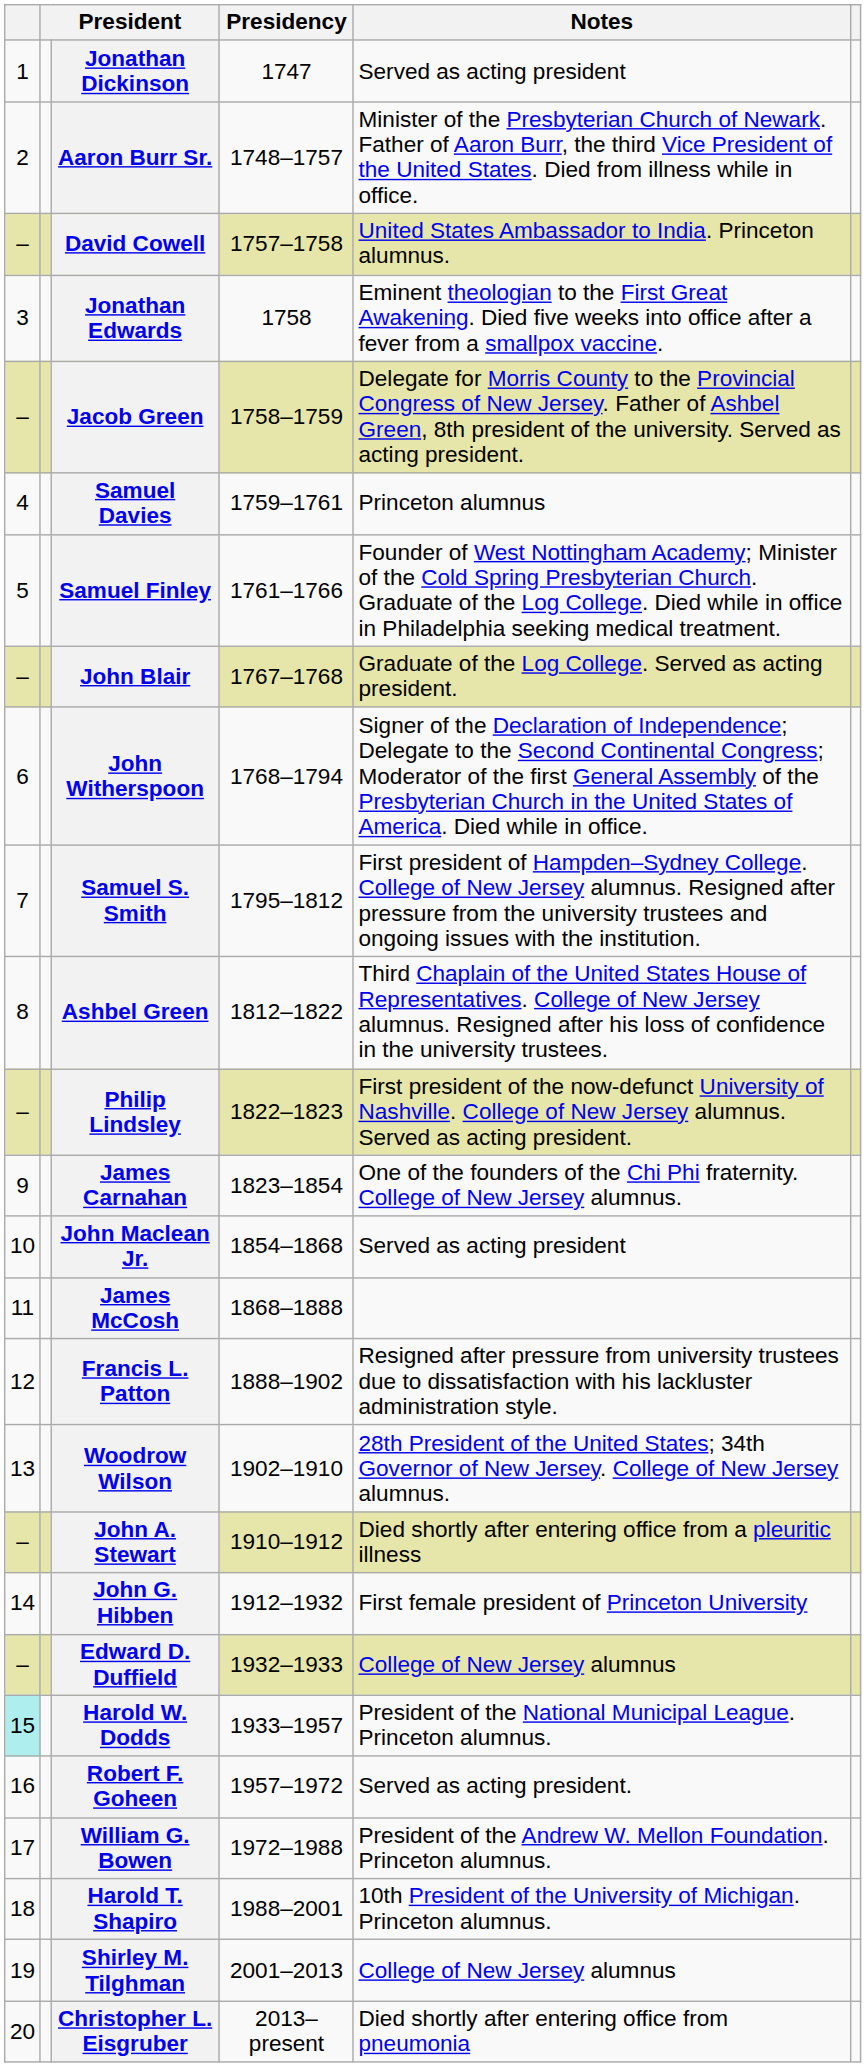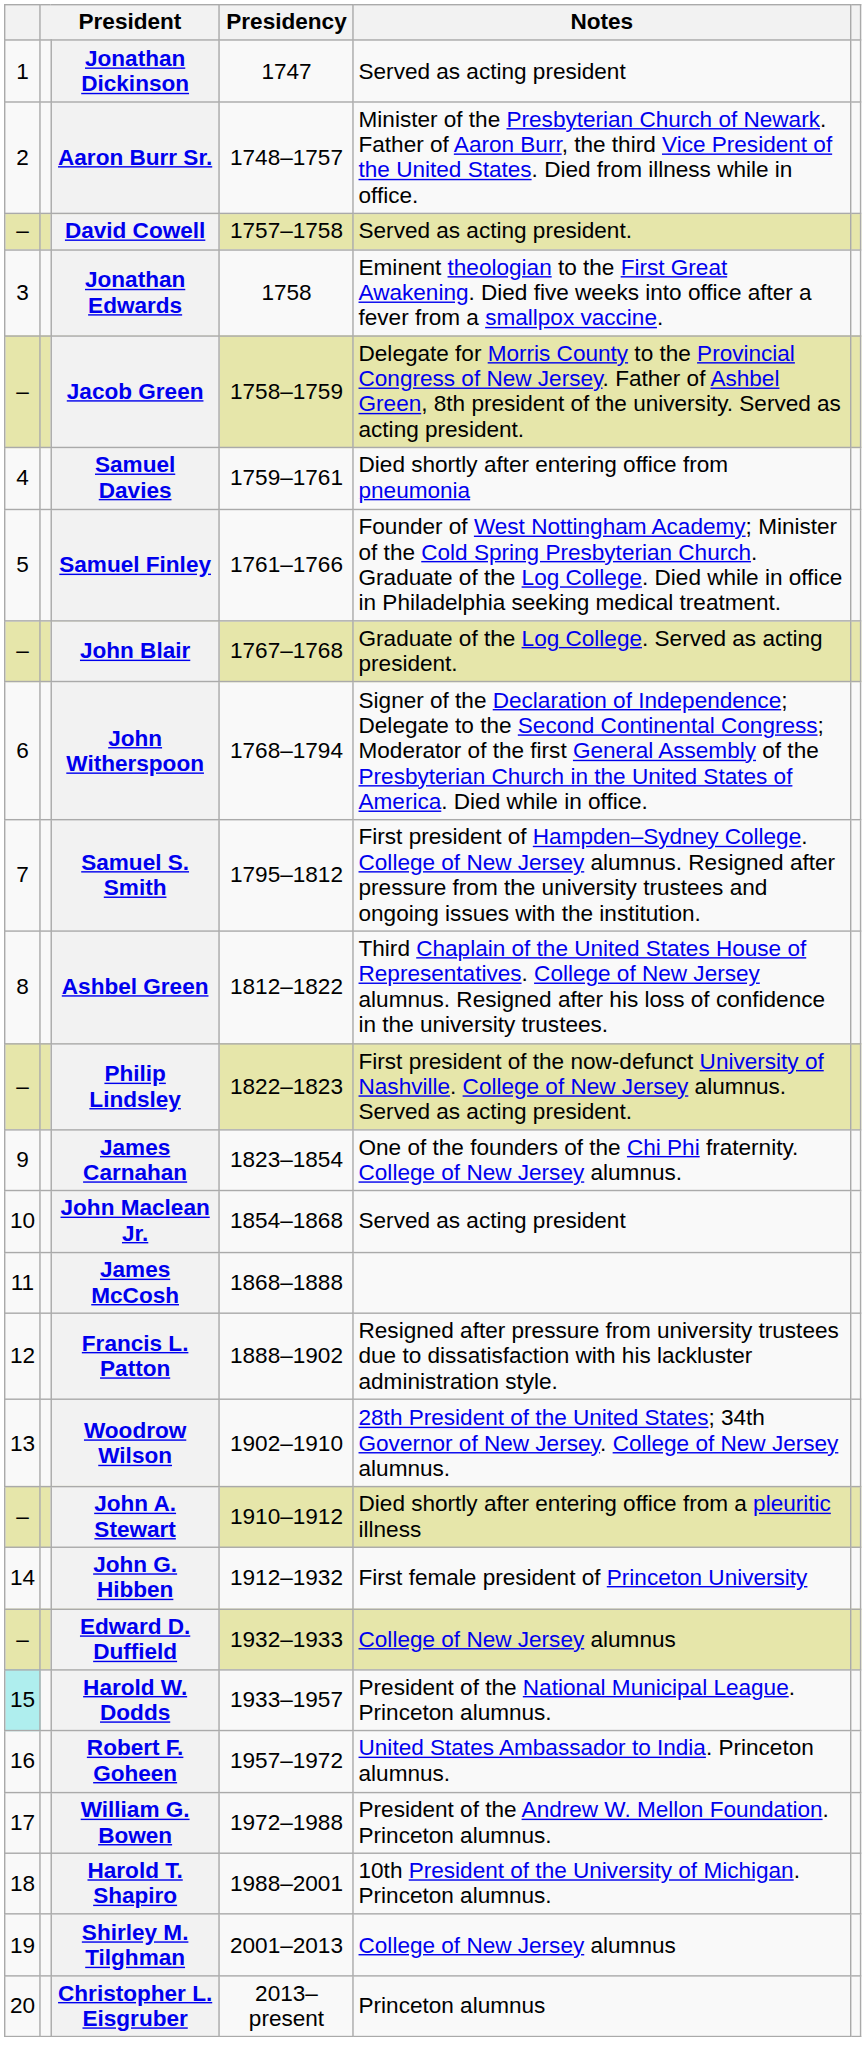(586, 243) United States Ambassador to India. Princeton alumnus. -> (495, 231) Served as acting president.
(452, 503) Princeton alumnus -> (543, 478) Died shortly after entering office from pneumonia
(495, 1786) Served as acting president. -> (586, 1761) United States Ambassador to India. Princeton alumnus.
(543, 2031) Died shortly after entering office from pneumonia -> (452, 2005) Princeton alumnus
